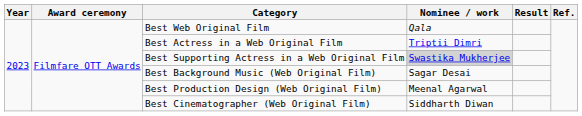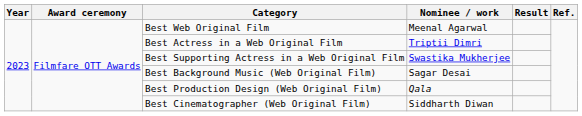(420, 27) Qala -> (448, 27) Meenal Agarwal
(460, 58) lightgrey background -> (460, 58) no background
(448, 88) Meenal Agarwal -> (420, 88) Qala
